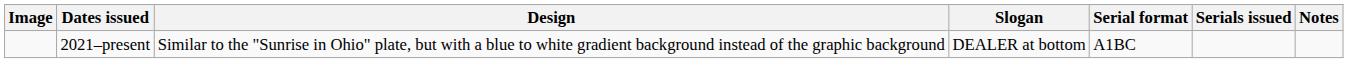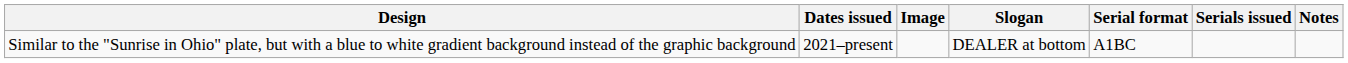columns swapped: (31, 17) <-> (551, 17)
